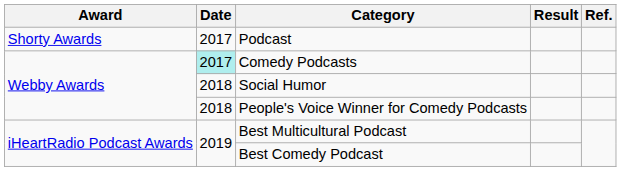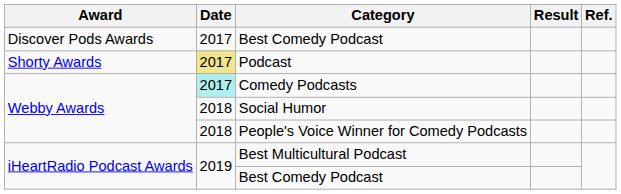+ row: (81, 39)
(216, 39) no background -> (216, 62) khaki background
